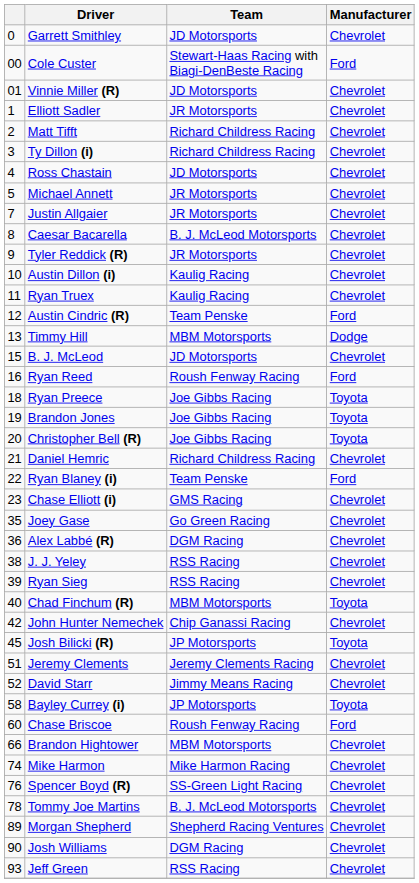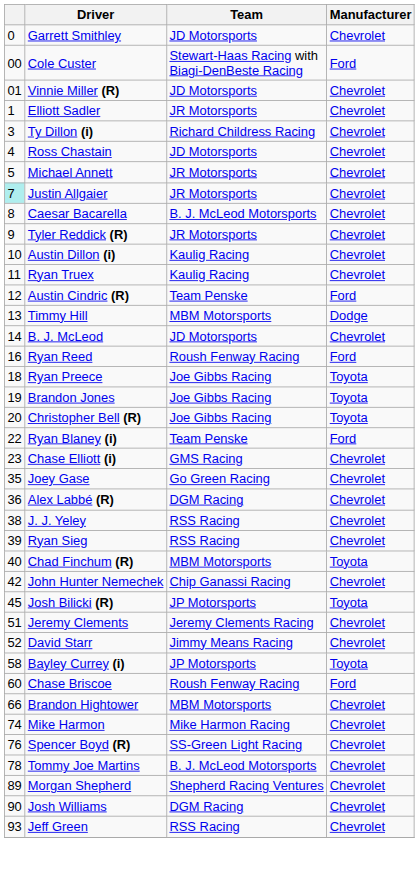- row: (52, 132)
(11, 213) no background -> (11, 193) paleturquoise background
(15, 357) 15 -> (15, 336) 14
- row: (68, 459)
